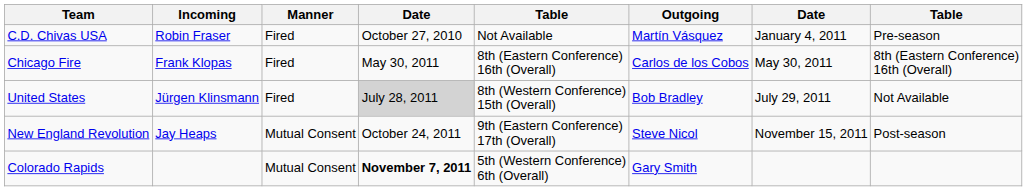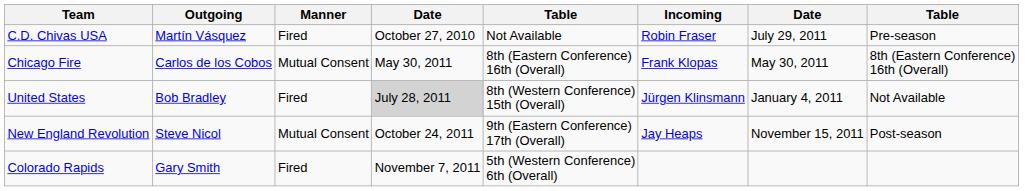columns swapped: (690, 14) <-> (207, 14)
(801, 35) January 4, 2011 -> (789, 35) July 29, 2011
(280, 63) Fired -> (323, 63) Mutual Consent
(793, 98) July 29, 2011 -> (797, 98) January 4, 2011
(310, 168) Mutual Consent -> (293, 168) Fired
(417, 168) bold -> (428, 168) normal
